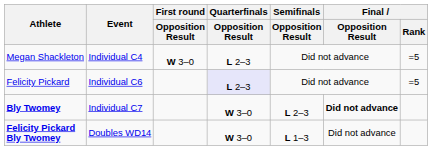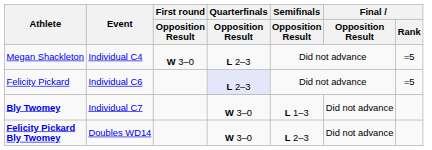(297, 113) L 2–3 -> (297, 113) L 1–3
(362, 108) bold -> (360, 108) normal
(297, 138) L 1–3 -> (297, 138) L 2–3
